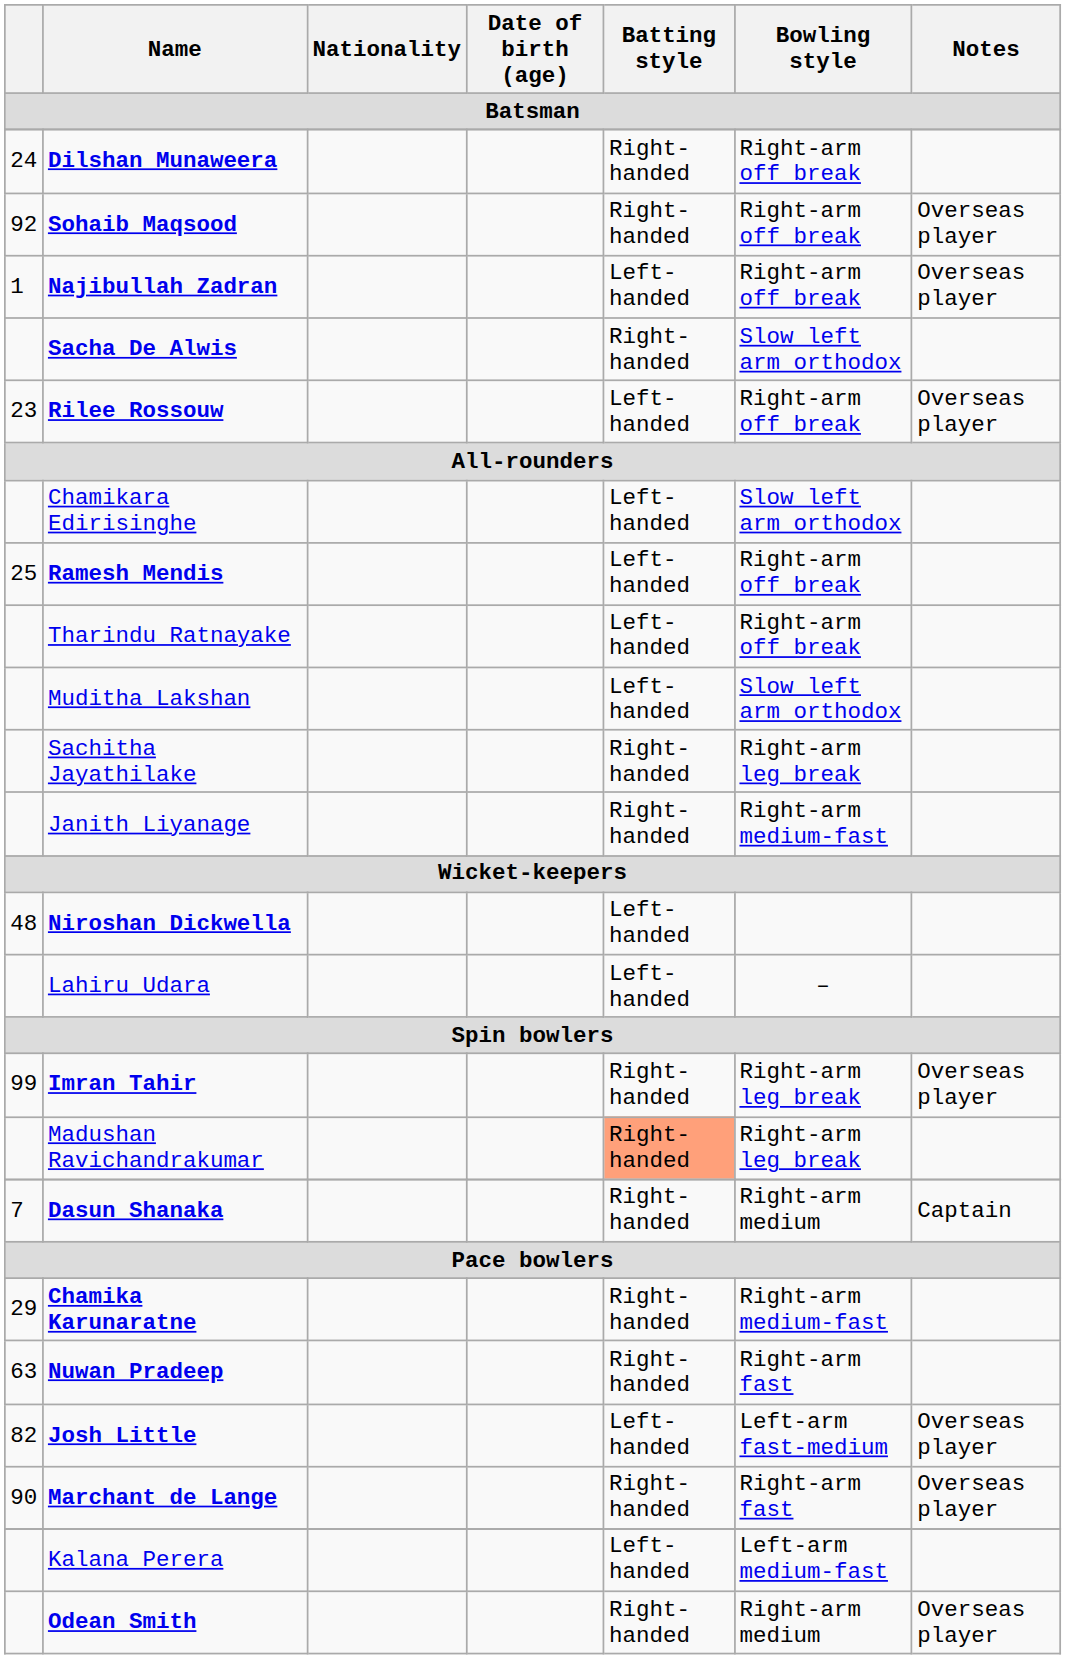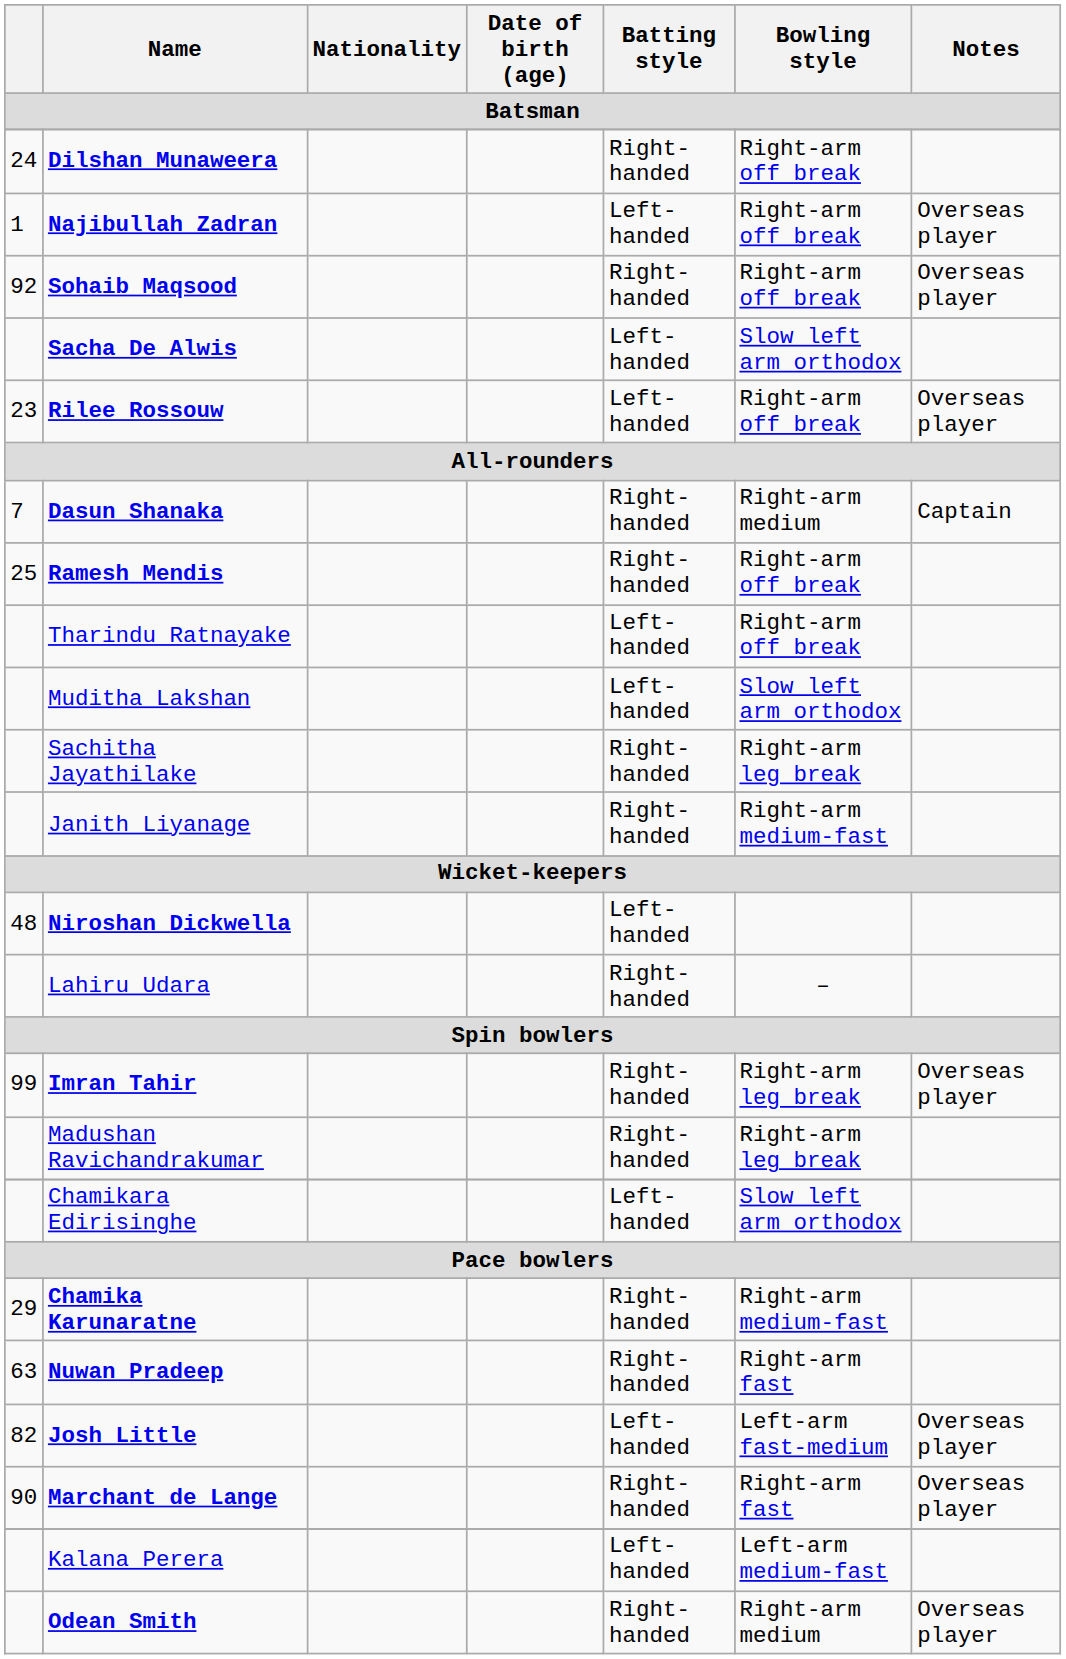rows swapped: (142, 224) <-> (163, 287)
(649, 349) Right-handed -> (649, 349) Left- handed
rows swapped: (136, 1210) <-> (122, 511)
(649, 574) Left- handed -> (649, 574) Right-handed
(649, 986) Left-handed -> (649, 986) Right-handed
(649, 1148) lightsalmon background -> (649, 1148) no background
